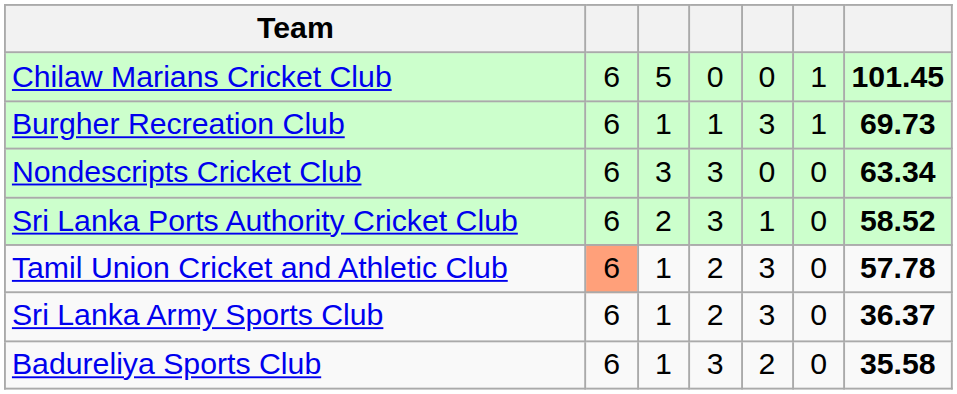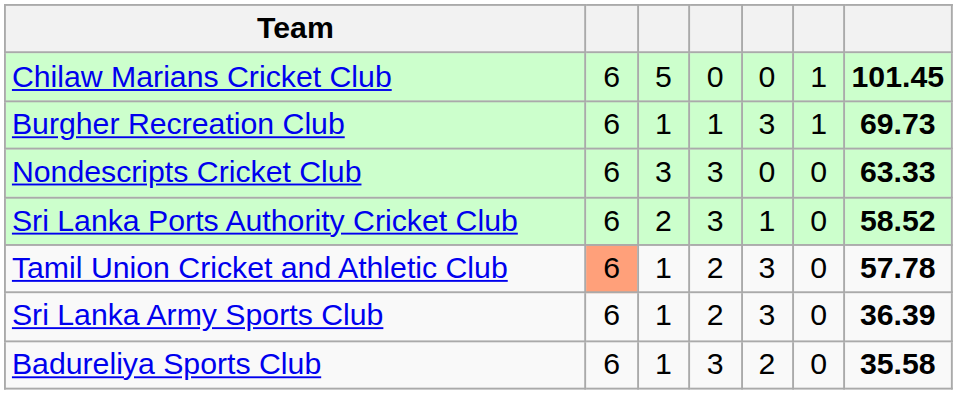(898, 172) 63.34 -> (898, 172) 63.33
(898, 316) 36.37 -> (898, 316) 36.39
